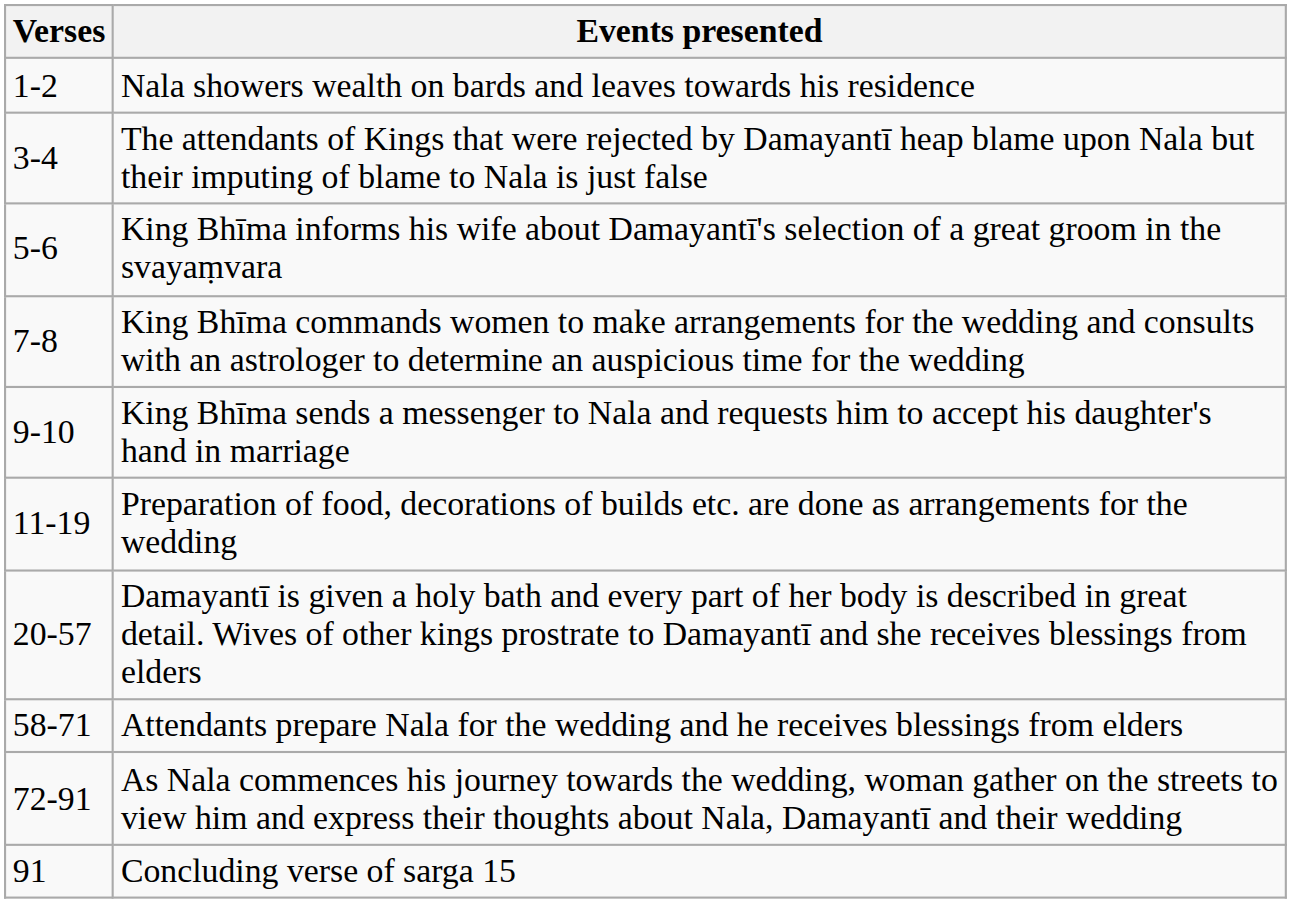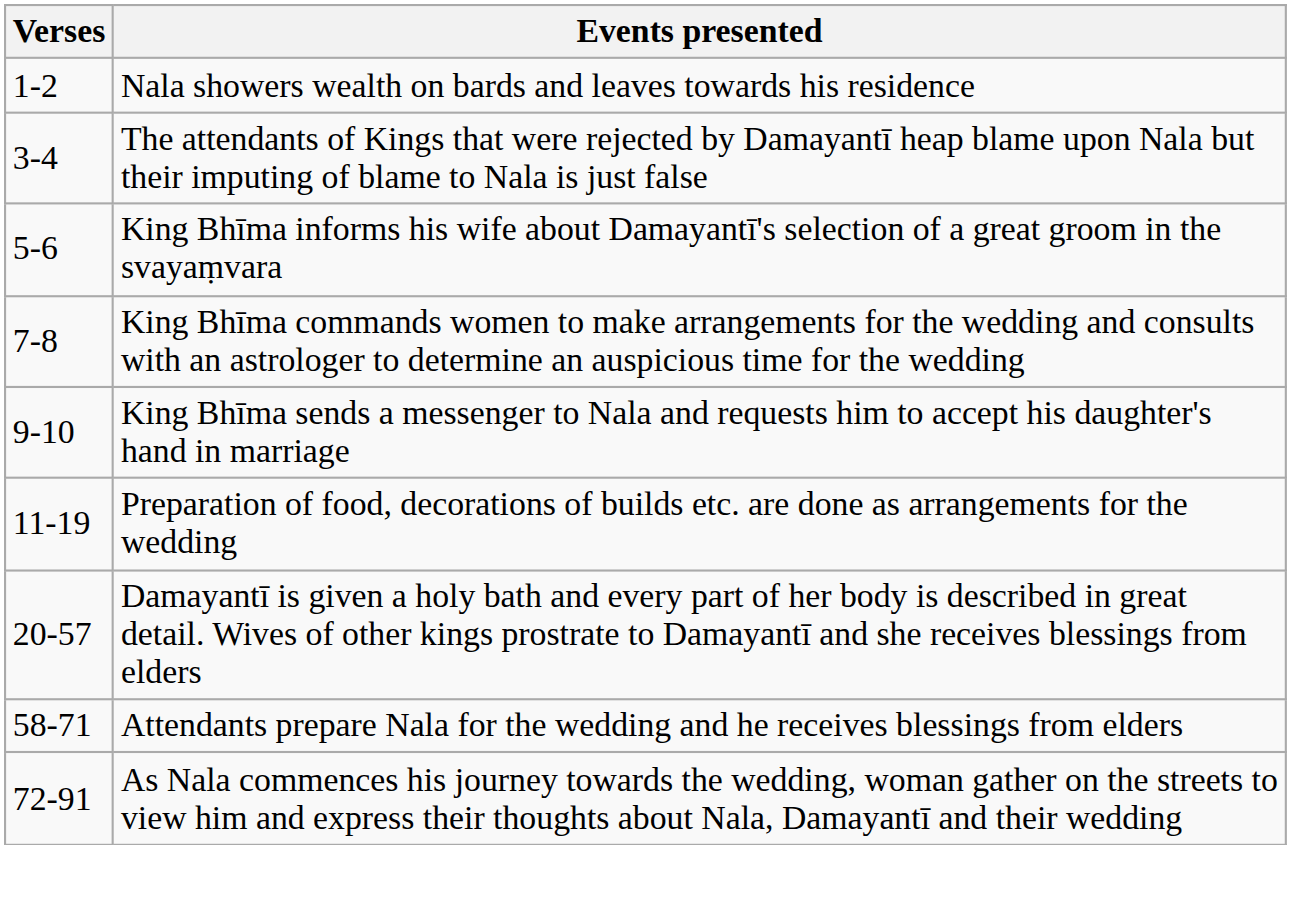- row: (318, 870)
